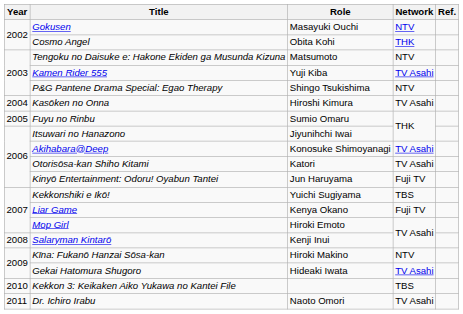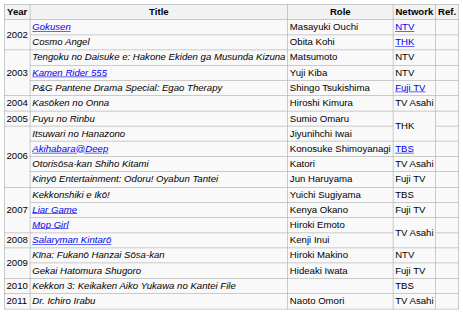(414, 73) TV Asahi -> (405, 73) NTV
(405, 88) NTV -> (410, 88) Fuji TV
(414, 149) TV Asahi -> (405, 149) TBS
(414, 270) TV Asahi -> (410, 270) Fuji TV
